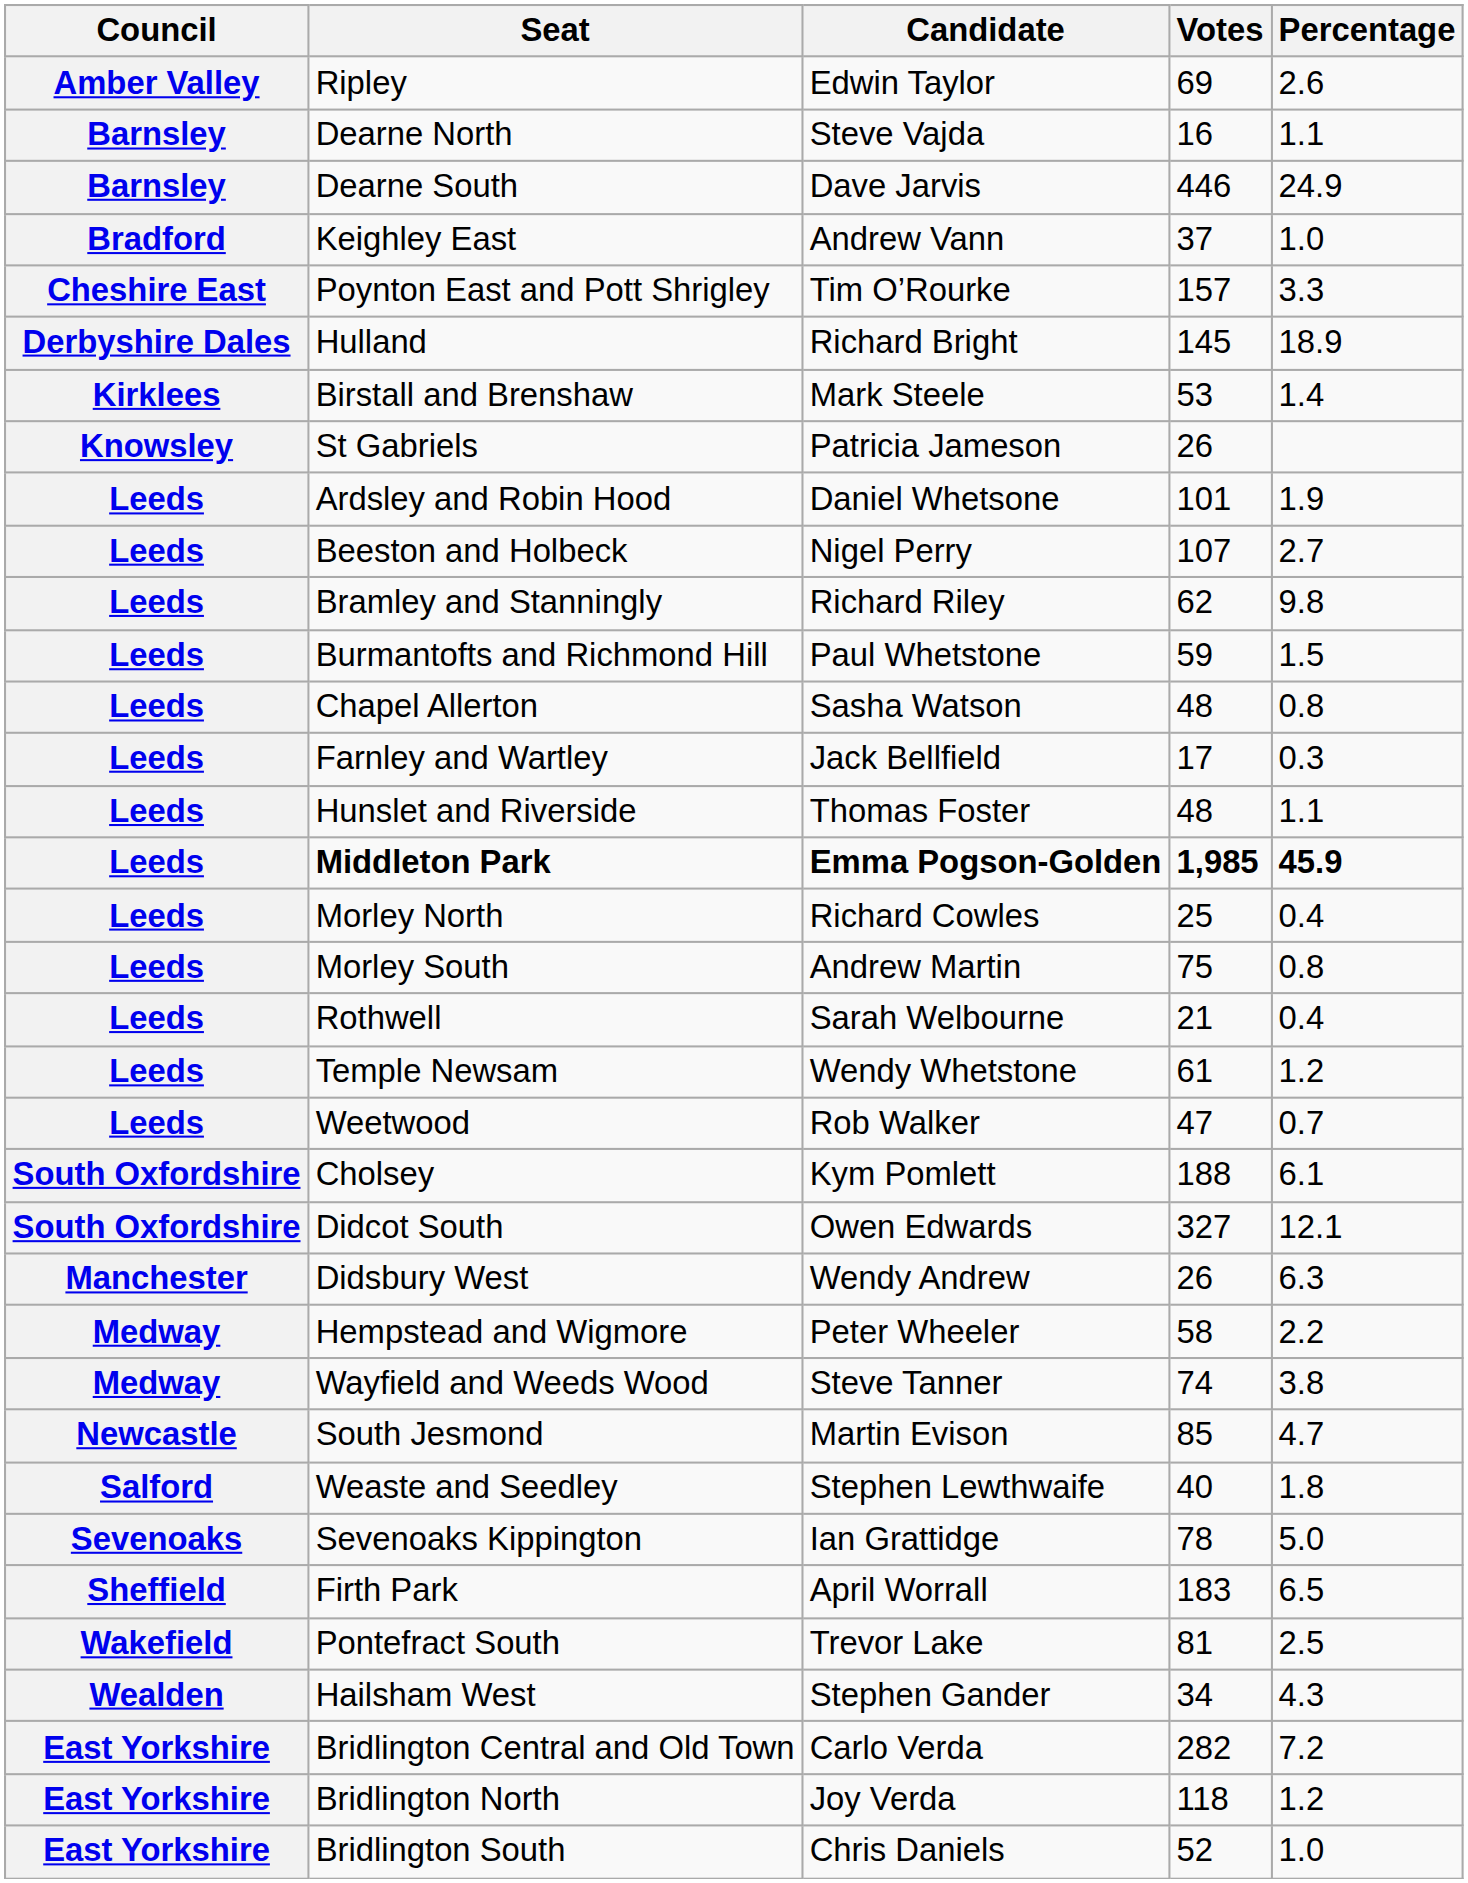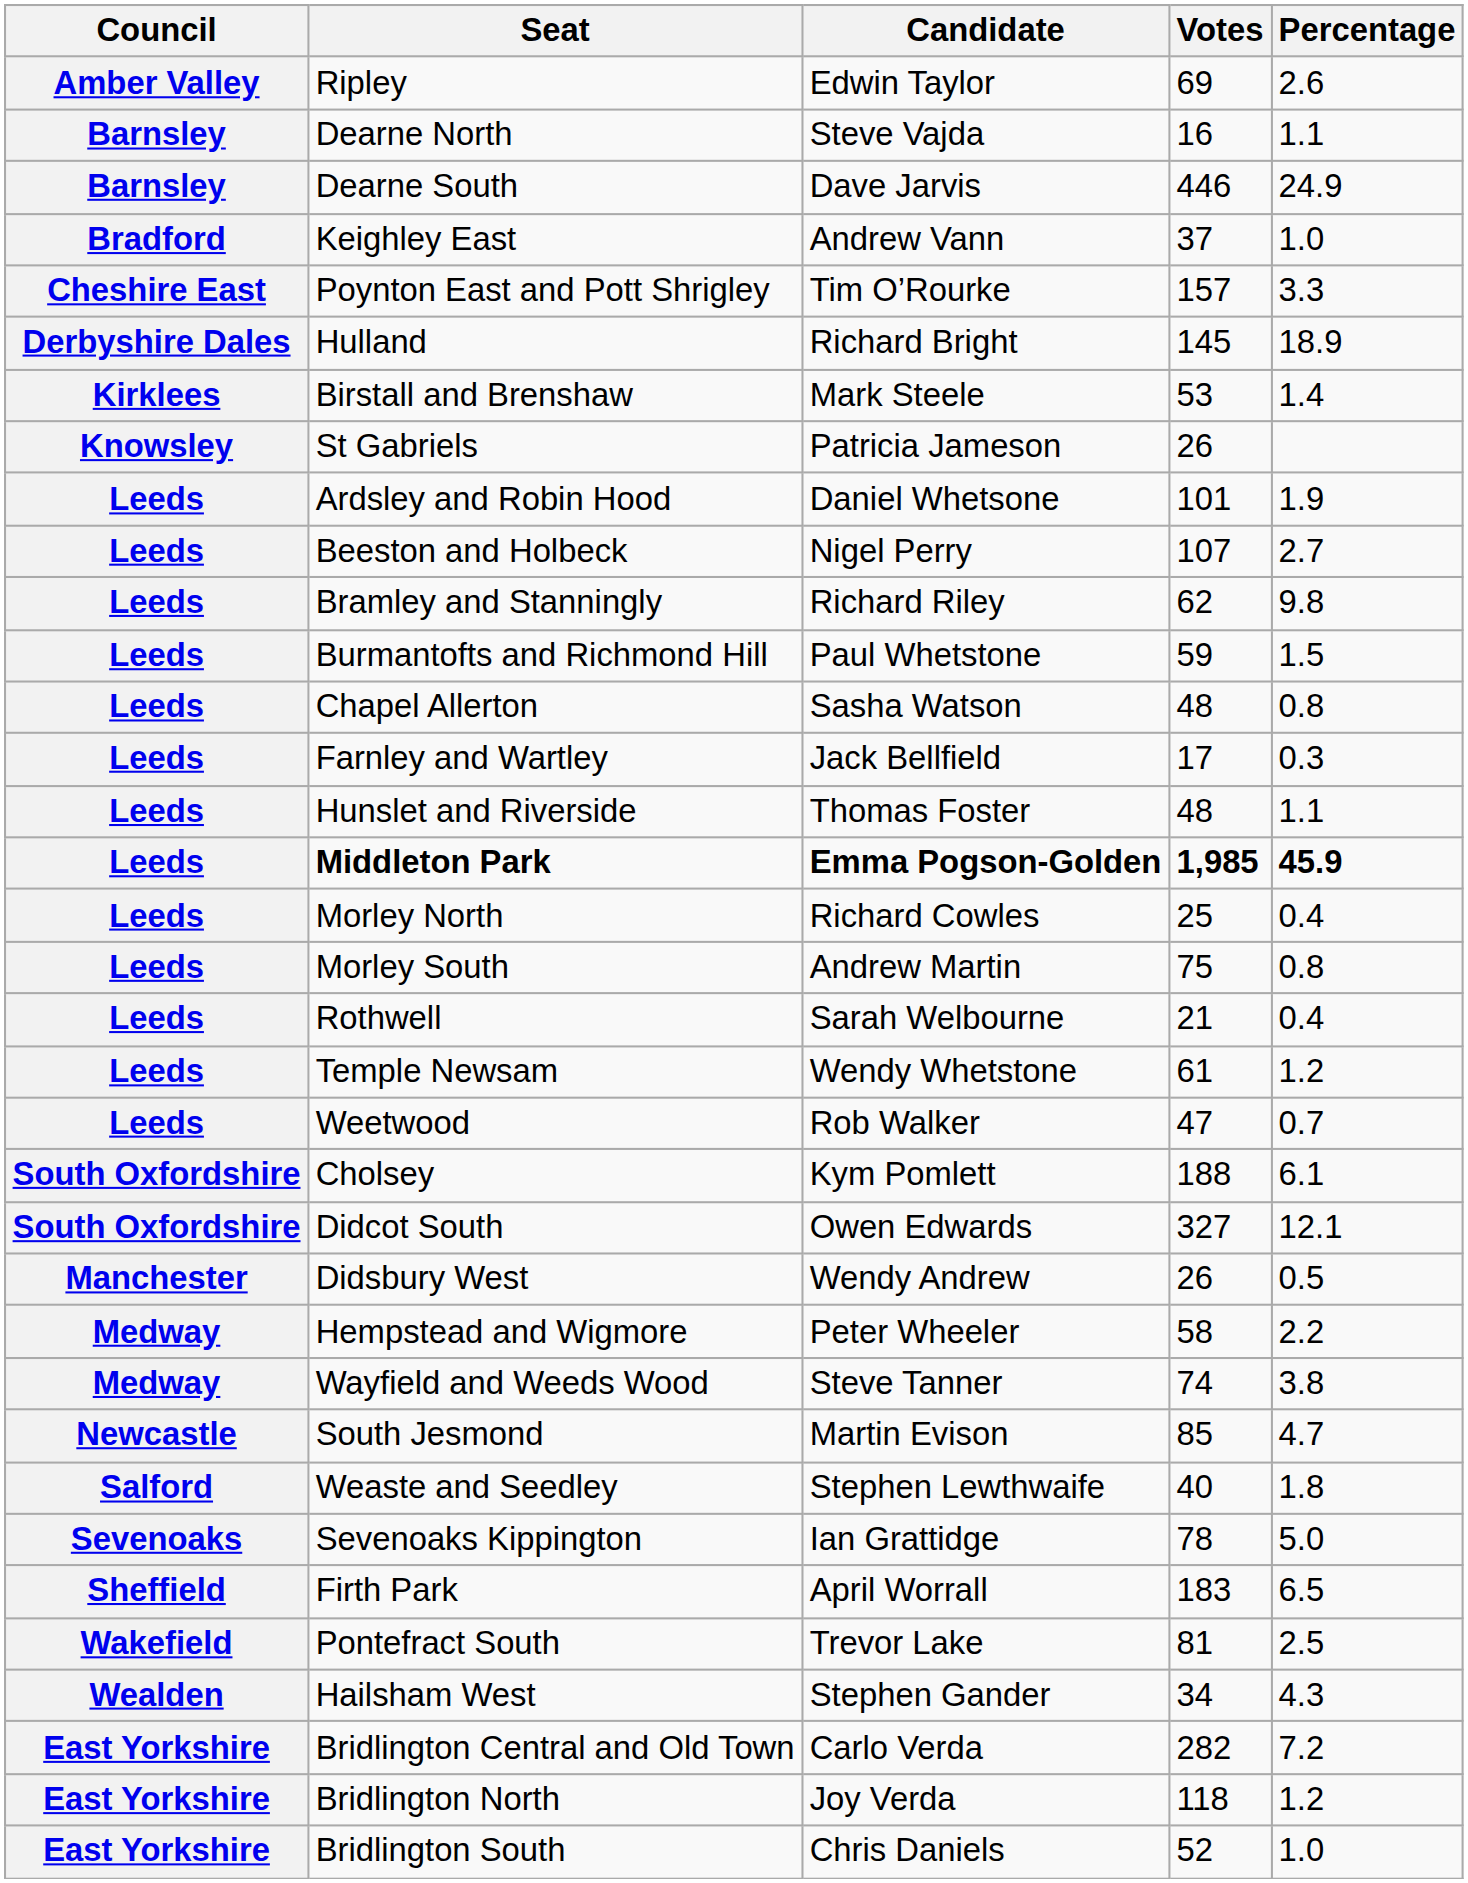(1301, 1278) 6.3 -> (1301, 1278) 0.5
